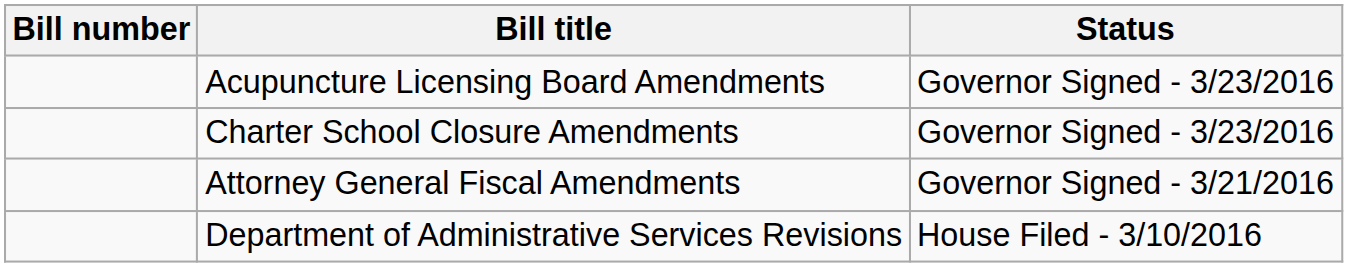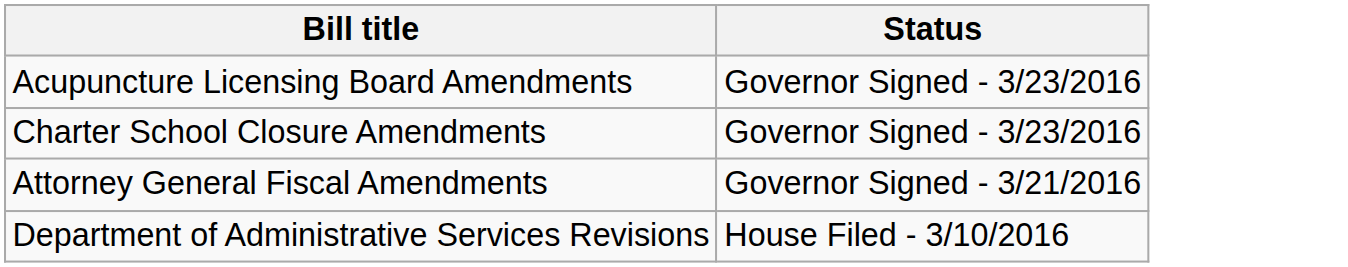- column: (101, 30)
